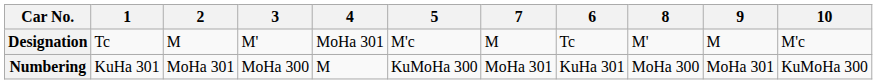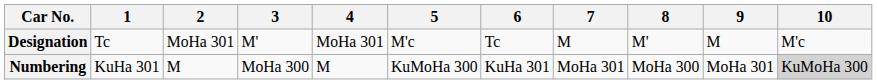columns swapped: (592, 16) <-> (519, 16)
(174, 41) M -> (200, 41) MoHa 301
(200, 66) MoHa 301 -> (174, 66) M
(825, 66) no background -> (825, 66) lightgrey background
